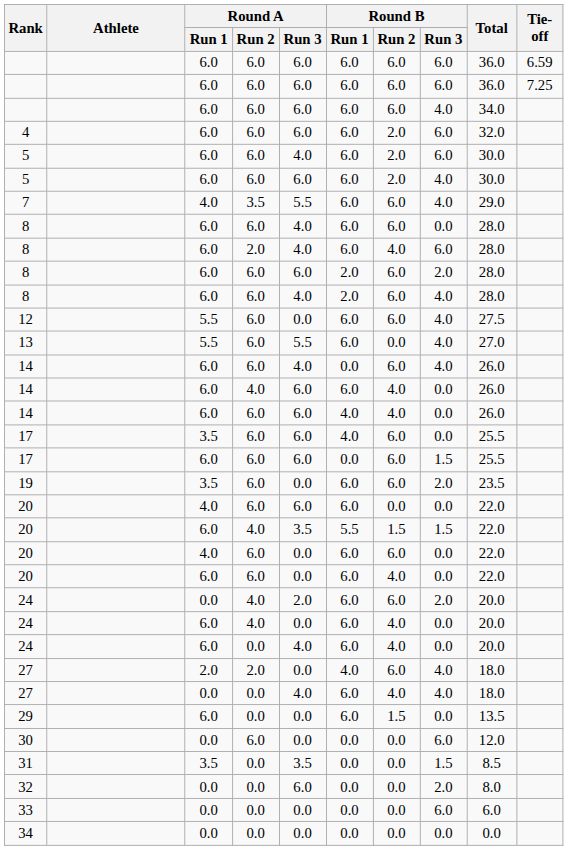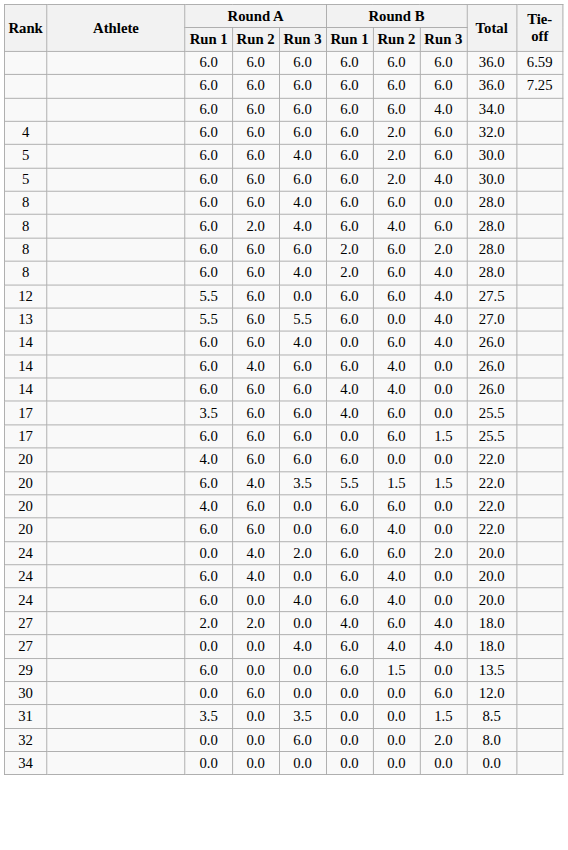- row: (26, 202)
- row: (26, 483)
- row: (26, 809)
